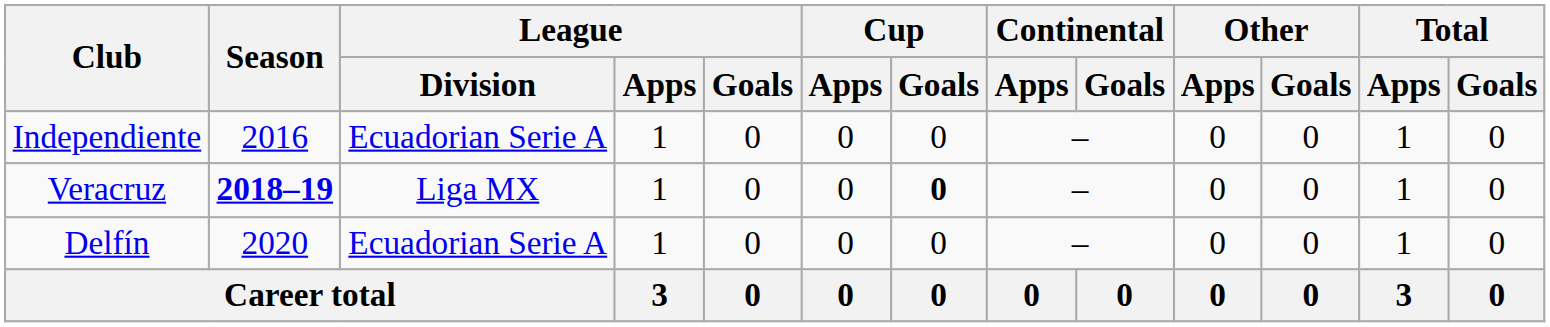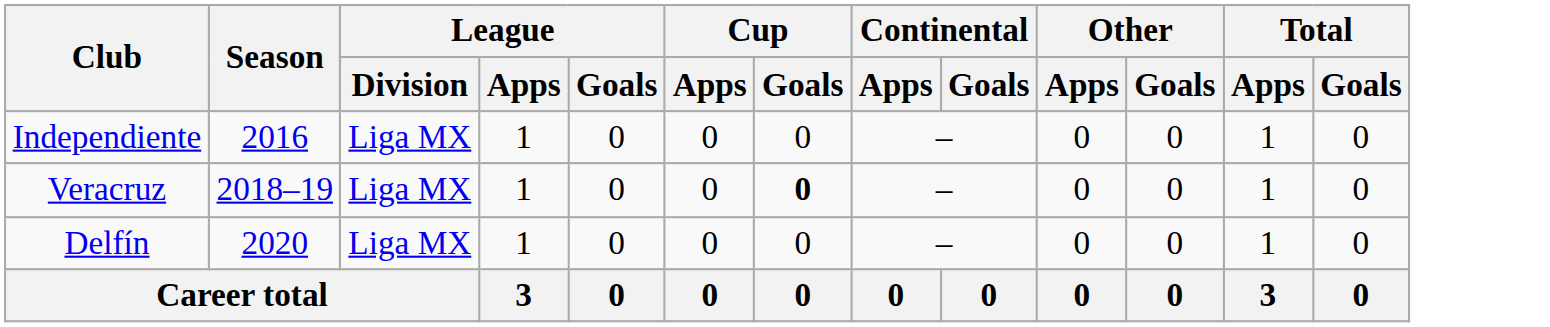(478, 136) Ecuadorian Serie A -> (410, 136) Liga MX
(275, 189) bold -> (275, 189) normal
(478, 242) Ecuadorian Serie A -> (410, 242) Liga MX
